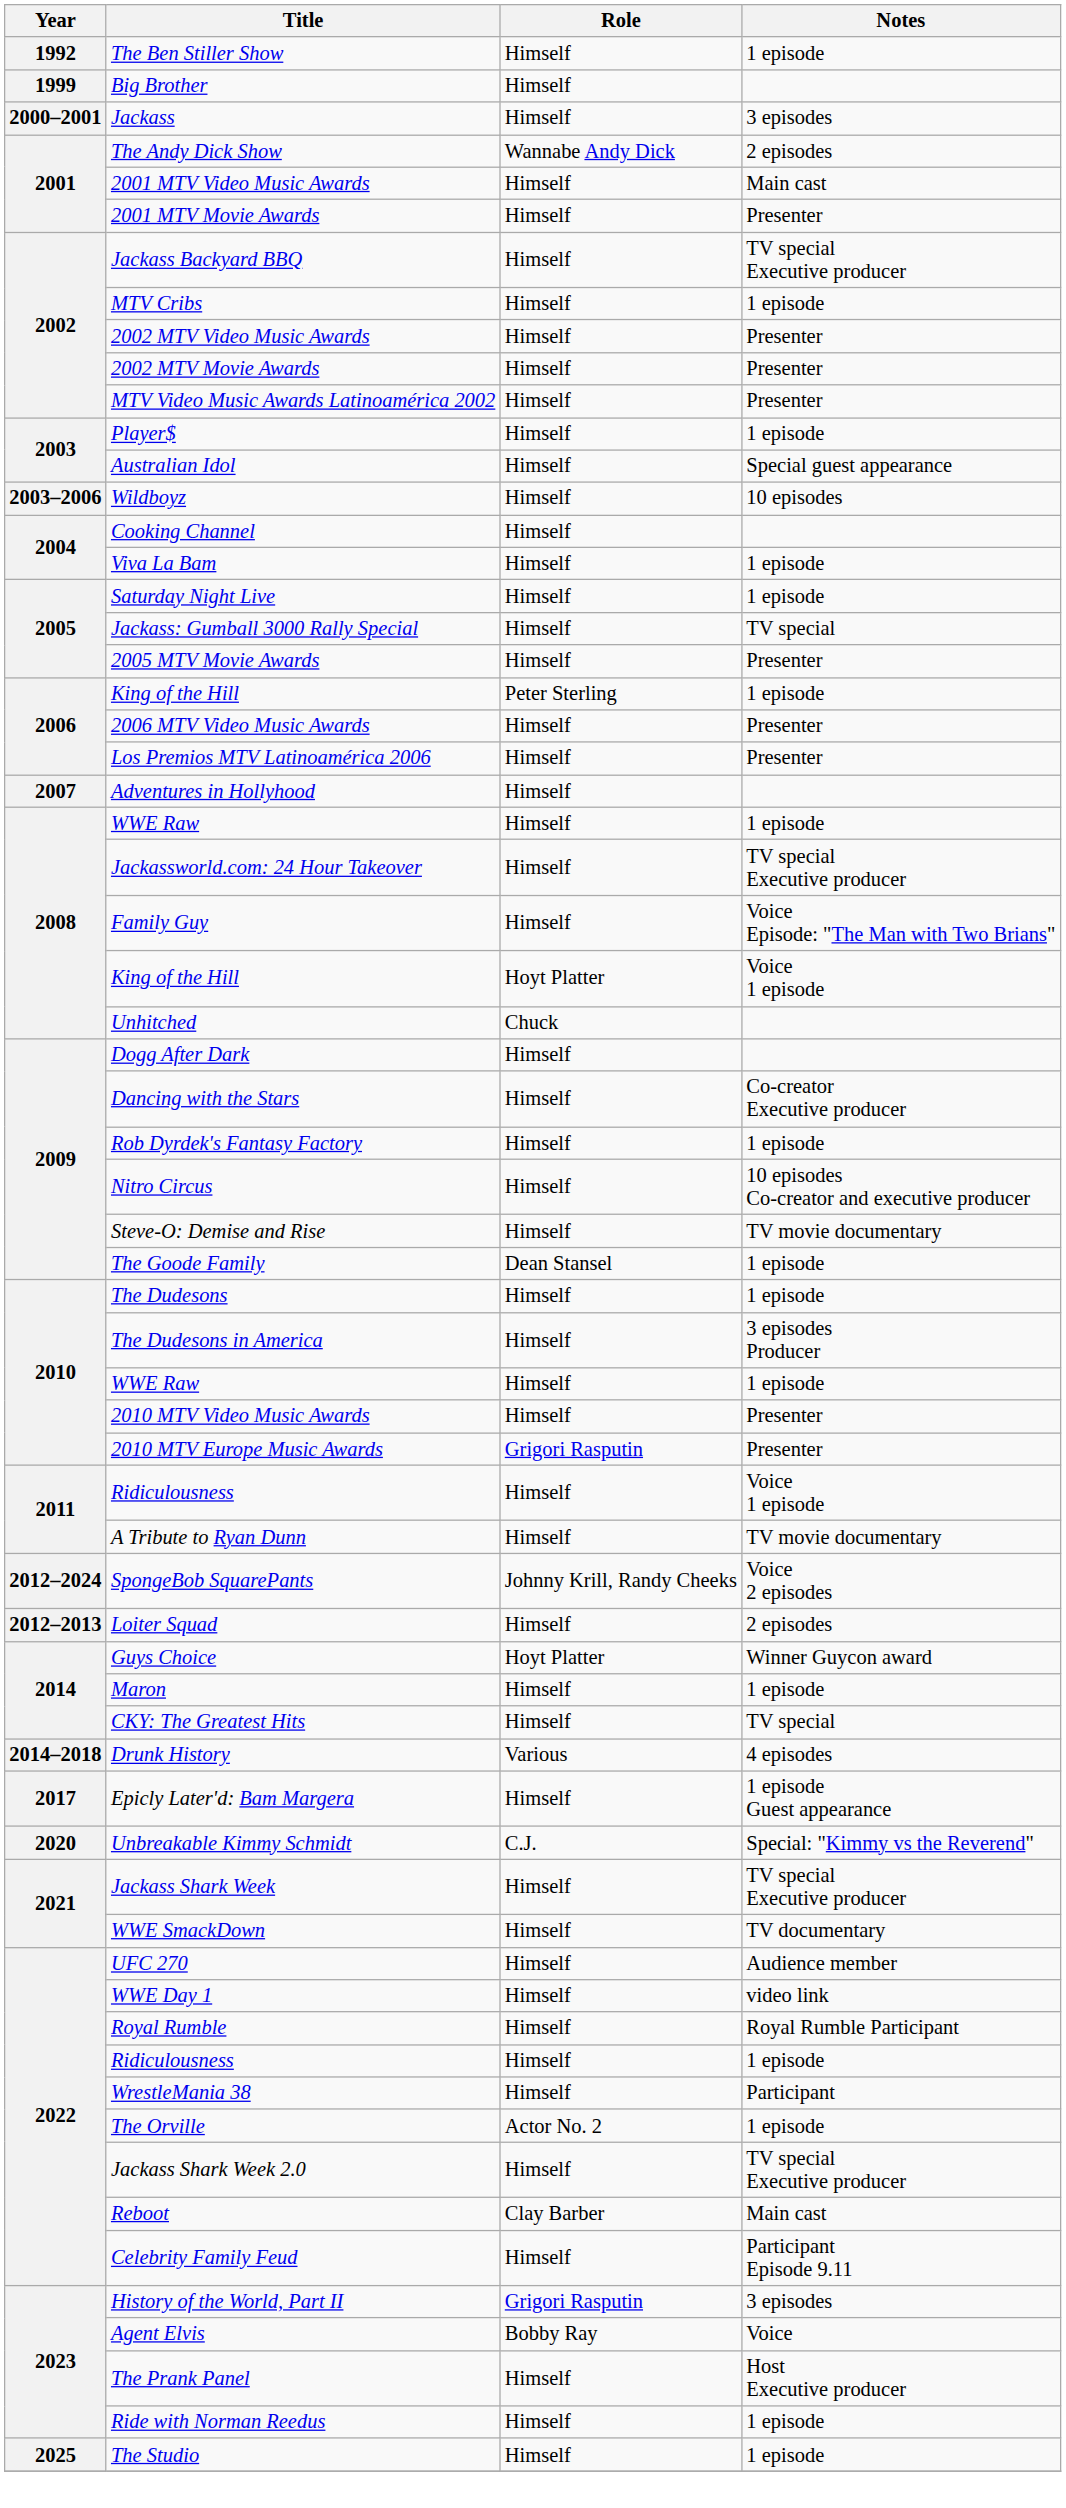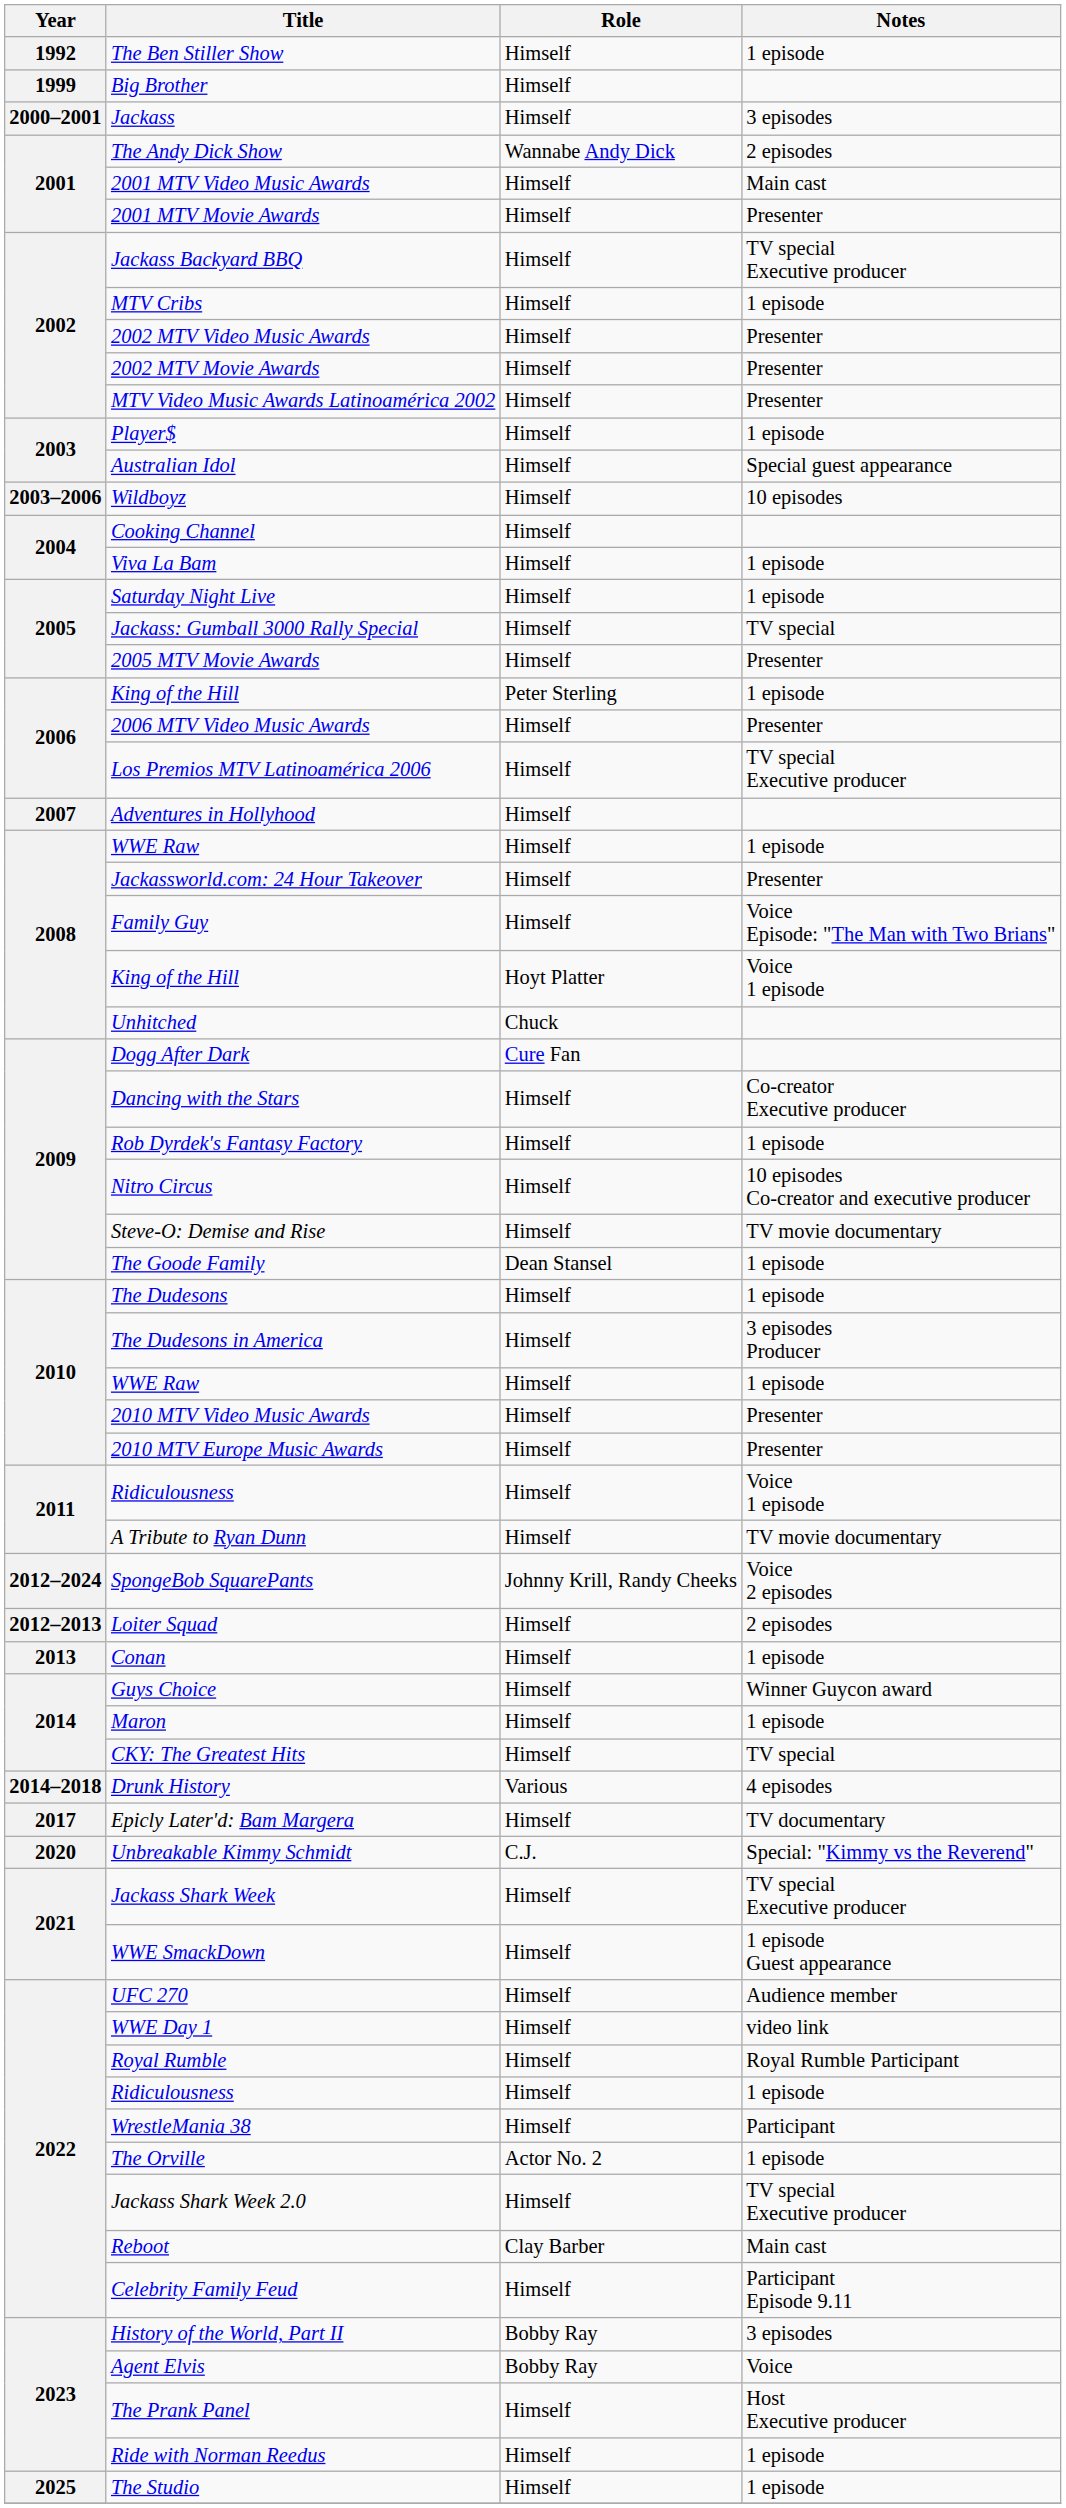(784, 758) Presenter -> (826, 769) TV special Executive producer
(826, 867) TV special Executive producer -> (784, 878) Presenter
(538, 1054) Himself -> (543, 1054) Cure Fan
(574, 1448) Grigori Rasputin -> (538, 1448) Himself
+ row: (55, 1657)
(555, 1657) Hoyt Platter -> (538, 1689) Himself
(819, 1798) 1 episode Guest appearance -> (816, 1819) TV documentary
(816, 1930) TV documentary -> (819, 1951) 1 episode Guest appearance
(574, 2301) Grigori Rasputin -> (551, 2334) Bobby Ray
